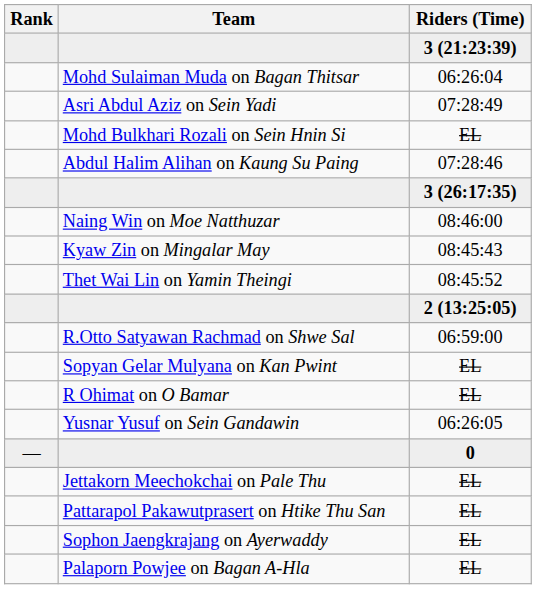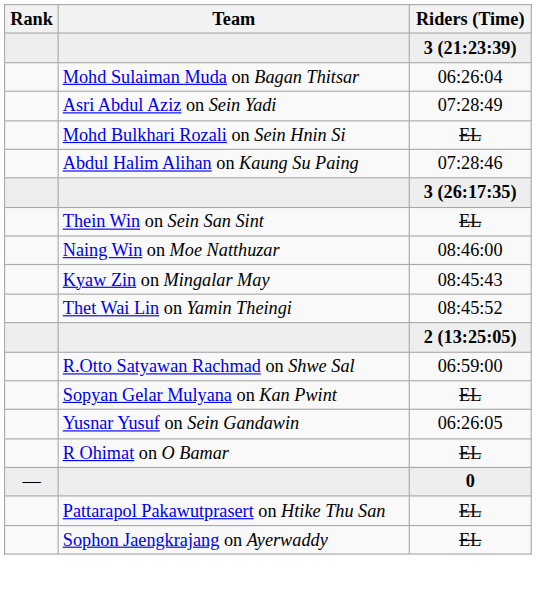+ row: (163, 221)
rows swapped: (181, 423) <-> (146, 395)
- row: (194, 481)
- row: (186, 568)
